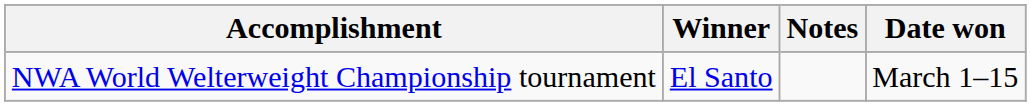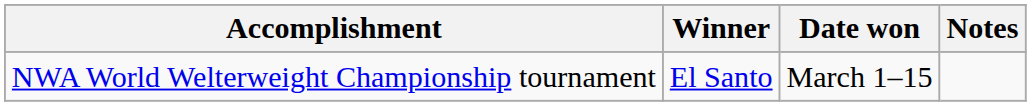columns swapped: (945, 28) <-> (822, 28)
